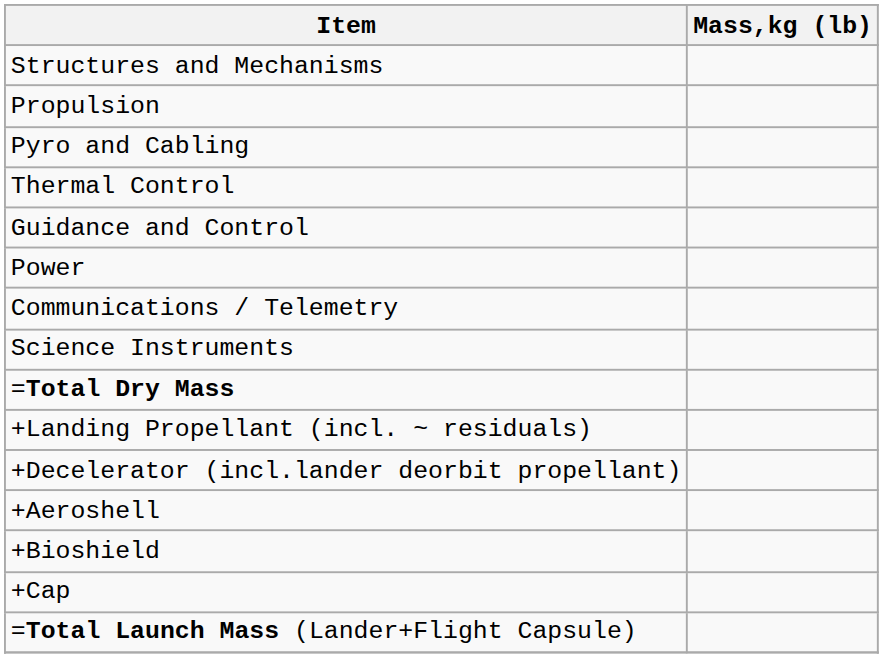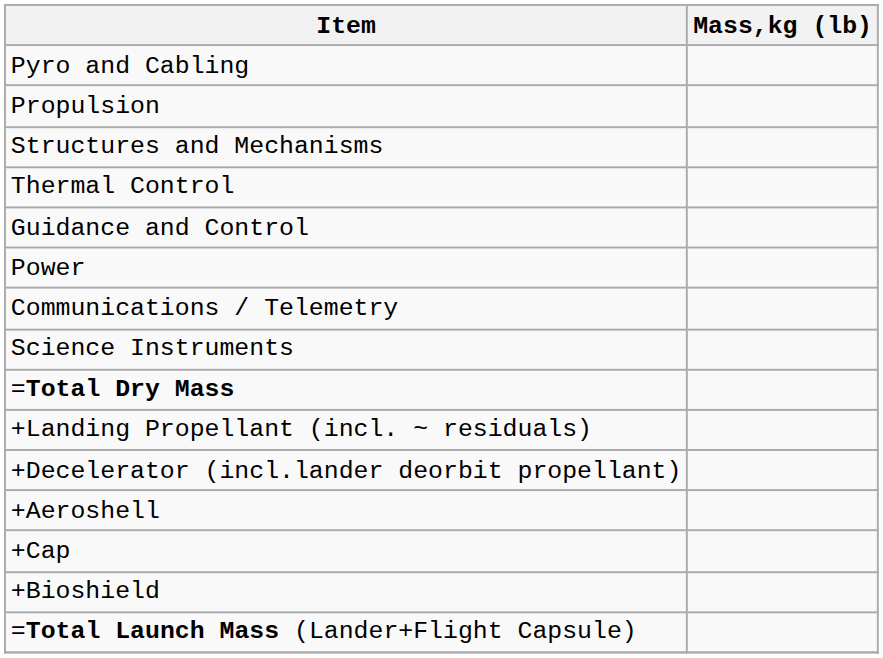rows swapped: (197, 66) <-> (130, 147)
rows swapped: (85, 551) <-> (41, 592)
